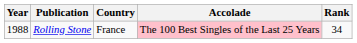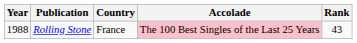(337, 30) 34 -> (337, 30) 43
